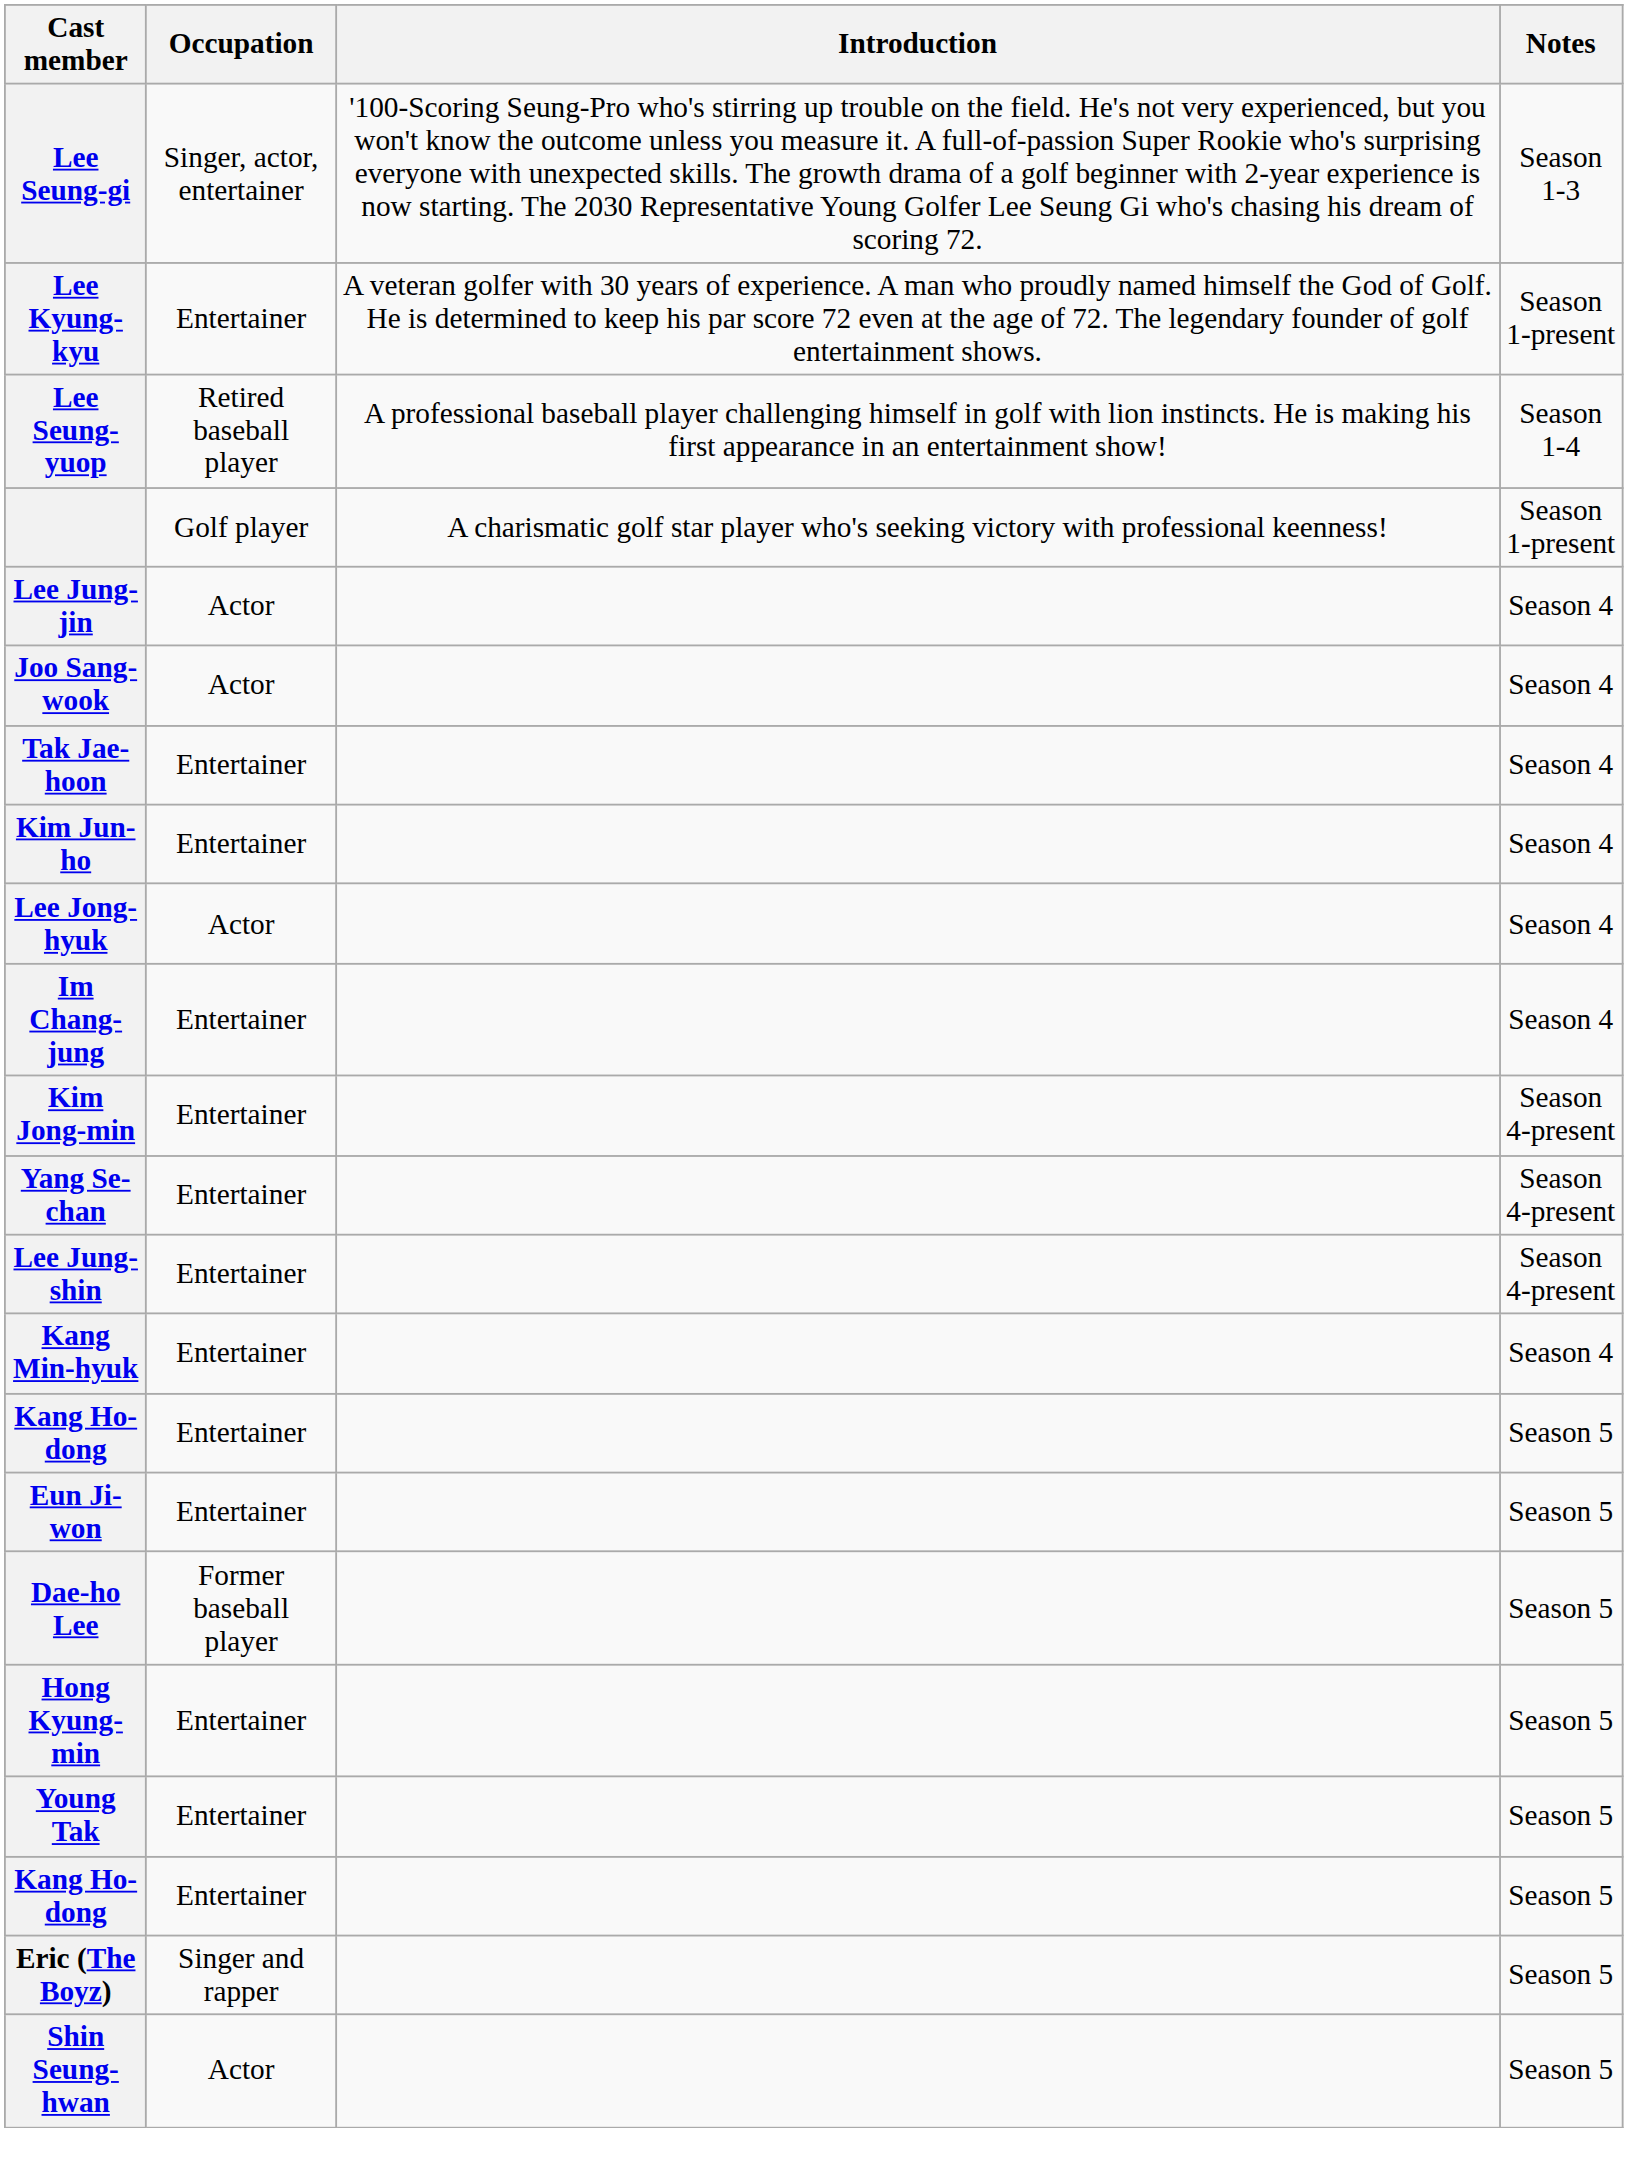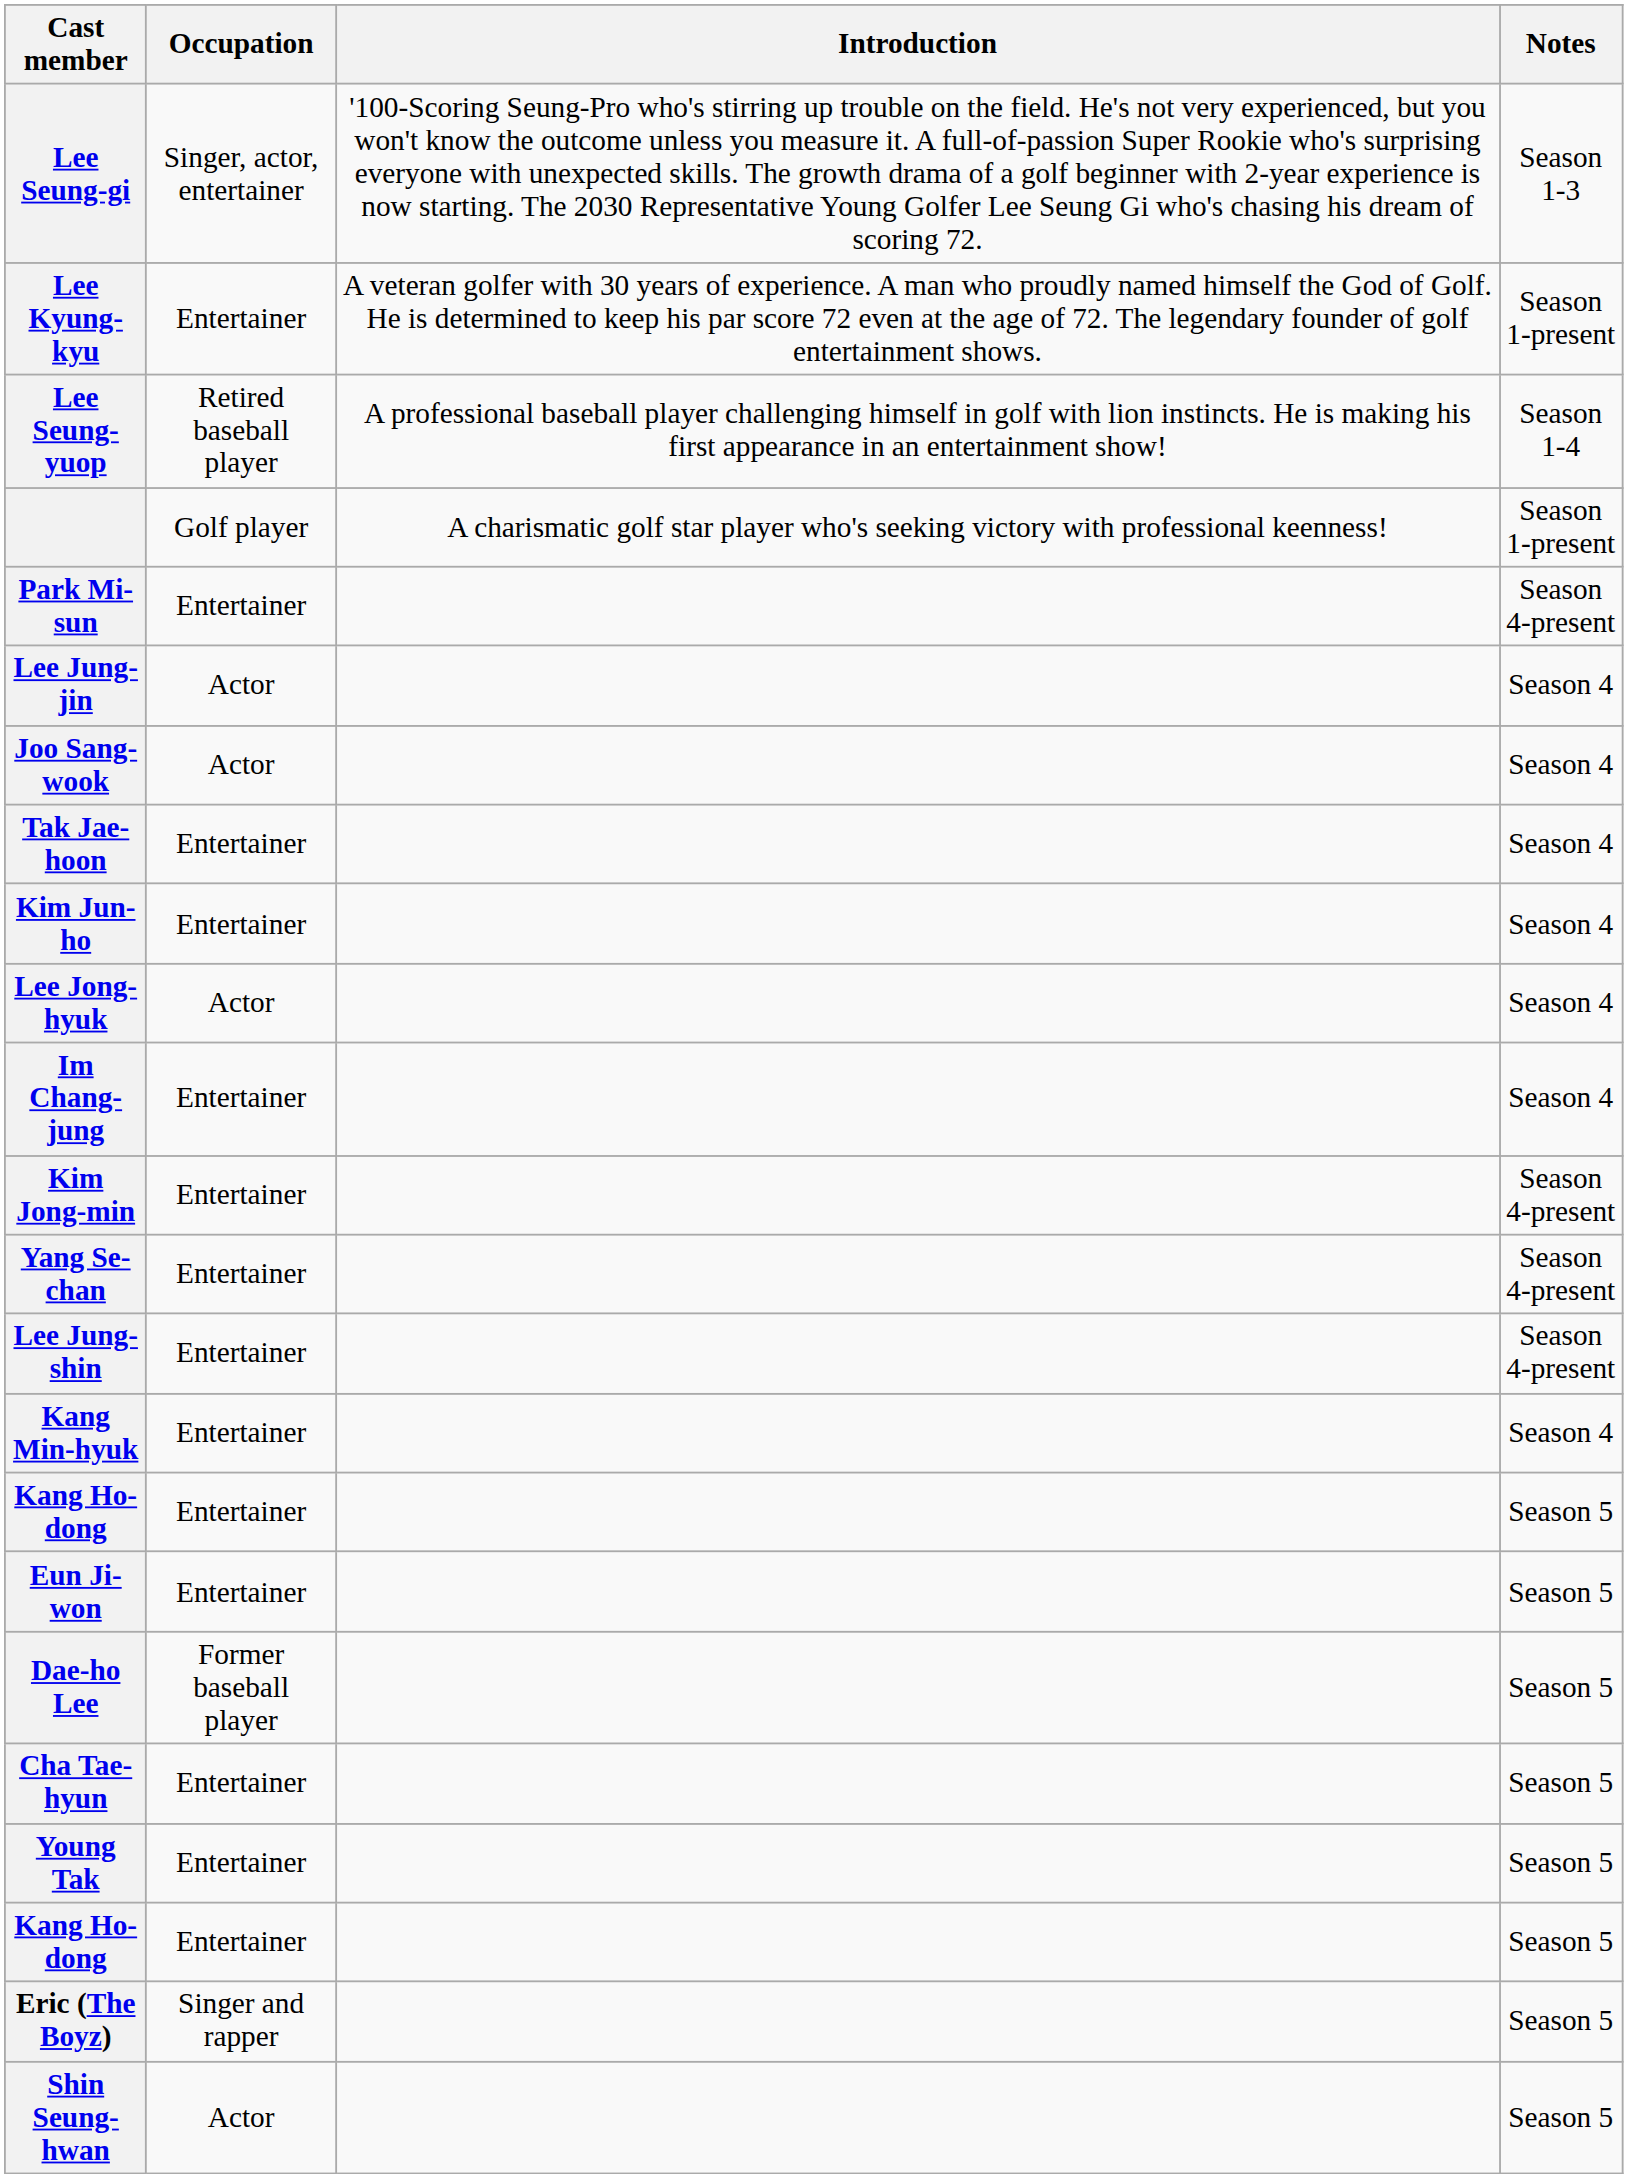+ row: (76, 605)
+ row: (76, 1782)
- row: (76, 1720)
